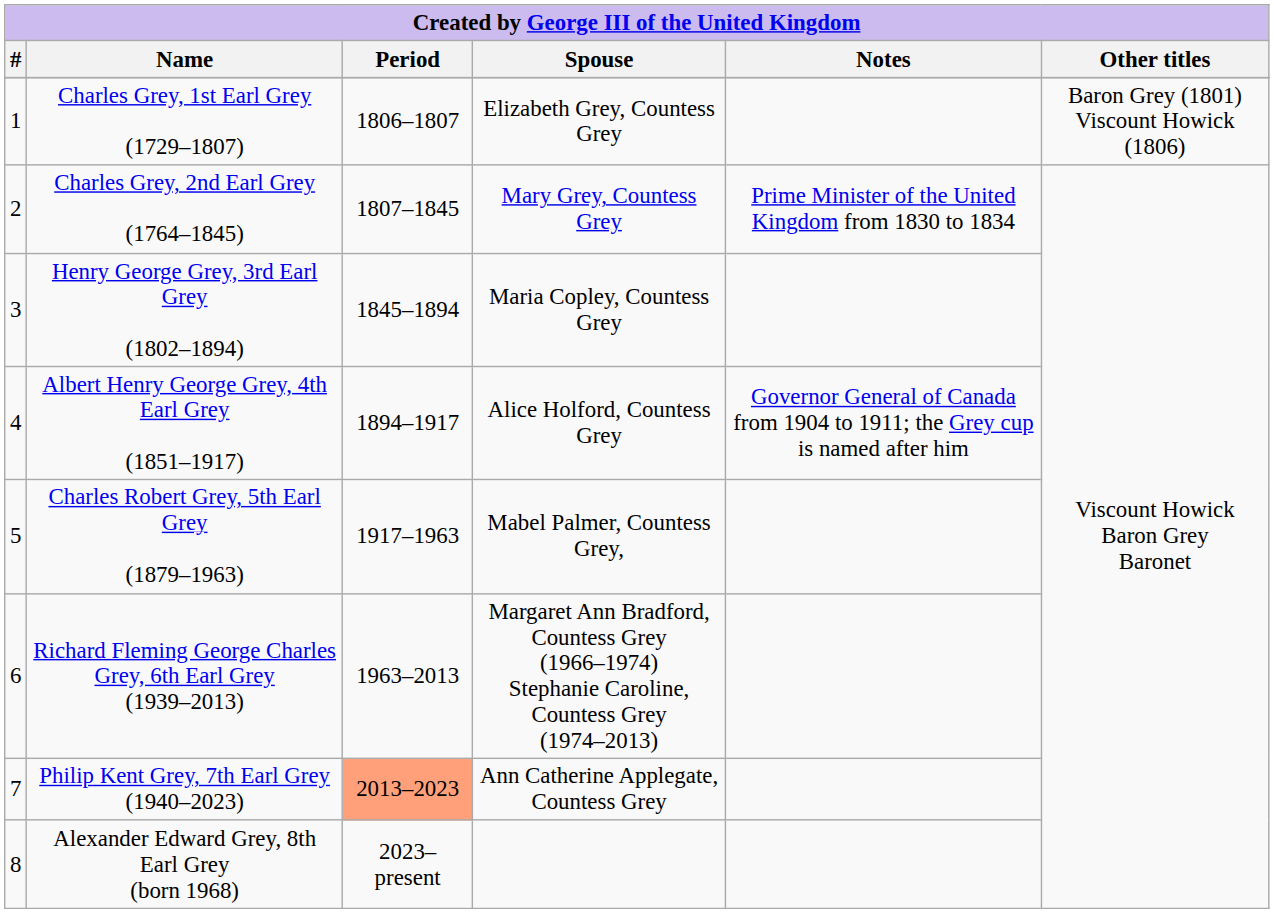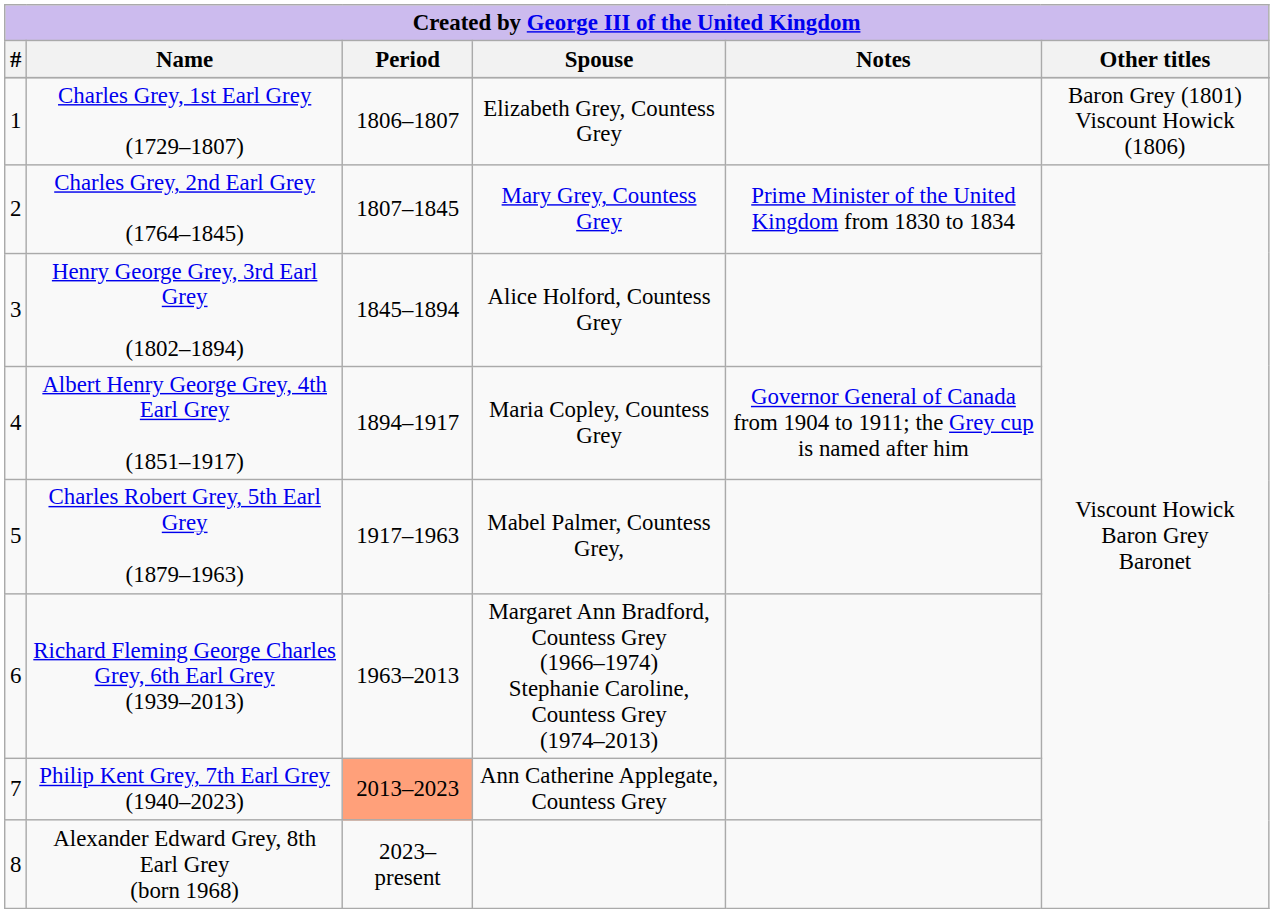(599, 309) Maria Copley, Countess Grey -> (599, 309) Alice Holford, Countess Grey
(599, 422) Alice Holford, Countess Grey -> (599, 422) Maria Copley, Countess Grey
